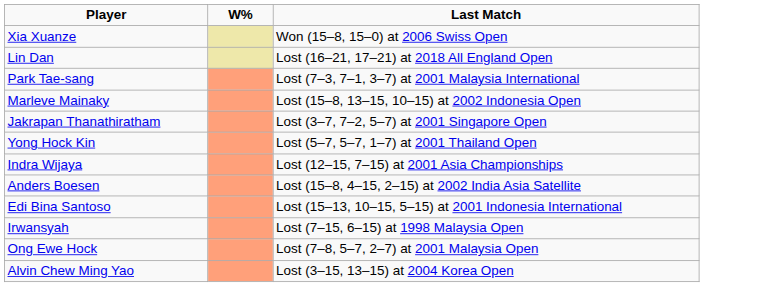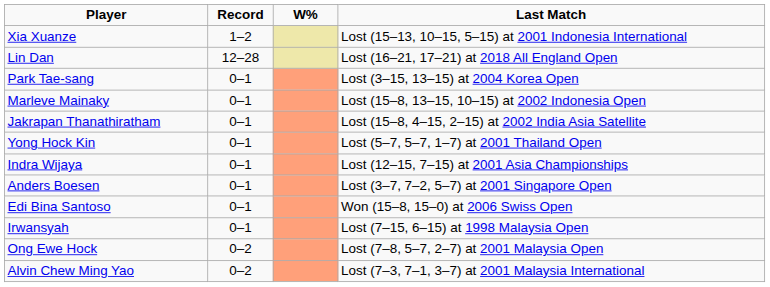+ column: (241, 15)
(392, 36) Won (15–8, 15–0) at 2006 Swiss Open -> (514, 36) Lost (15–13, 10–15, 5–15) at 2001 Indonesia International
(428, 79) Lost (7–3, 7–1, 3–7) at 2001 Malaysia International -> (460, 79) Lost (3–15, 13–15) at 2004 Korea Open
(411, 121) Lost (3–7, 7–2, 5–7) at 2001 Singapore Open -> (494, 121) Lost (15–8, 4–15, 2–15) at 2002 India Asia Satellite
(429, 185) Lost (15–8, 4–15, 2–15) at 2002 India Asia Satellite -> (476, 185) Lost (3–7, 7–2, 5–7) at 2001 Singapore Open
(449, 206) Lost (15–13, 10–15, 5–15) at 2001 Indonesia International -> (457, 206) Won (15–8, 15–0) at 2006 Swiss Open
(395, 270) Lost (3–15, 13–15) at 2004 Korea Open -> (493, 270) Lost (7–3, 7–1, 3–7) at 2001 Malaysia International
